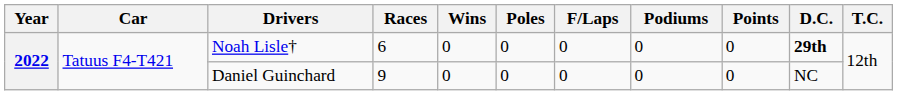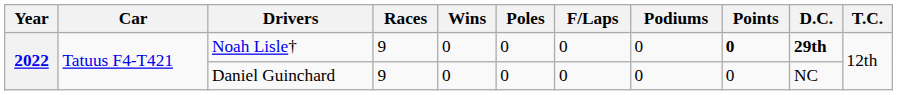(382, 46) 6 -> (382, 46) 9
(730, 46) normal -> (730, 46) bold
